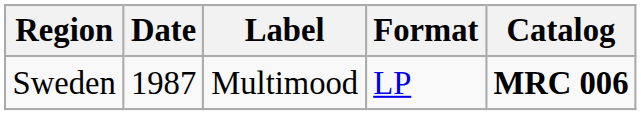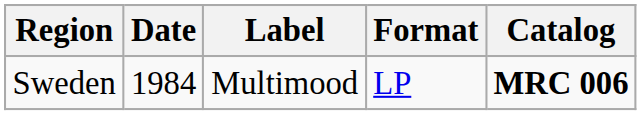(164, 82) 1987 -> (164, 82) 1984
